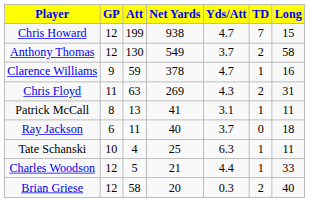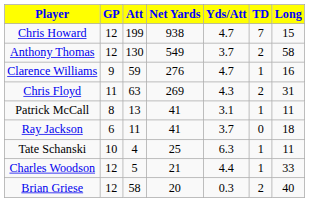(175, 71) 378 -> (175, 71) 276
(175, 129) 40 -> (175, 129) 41
